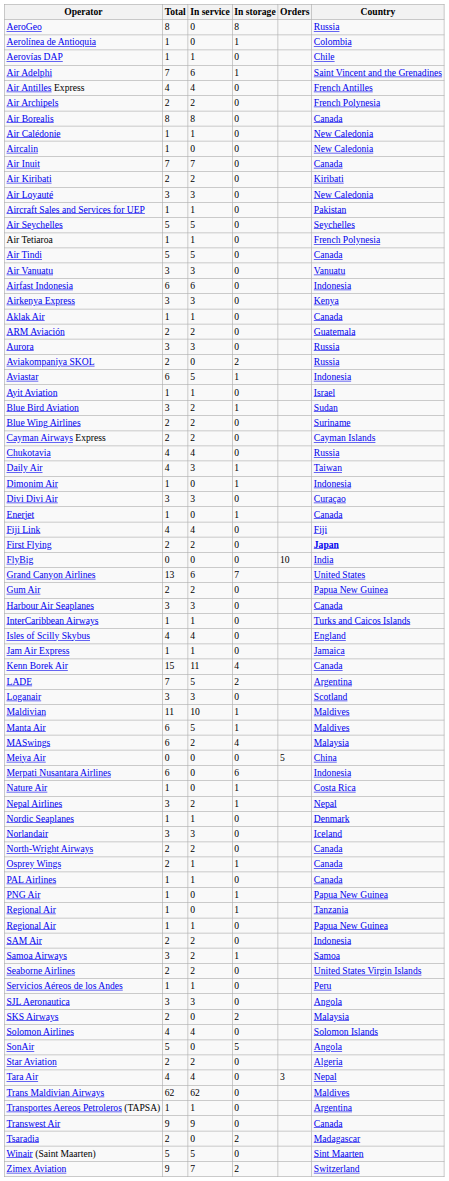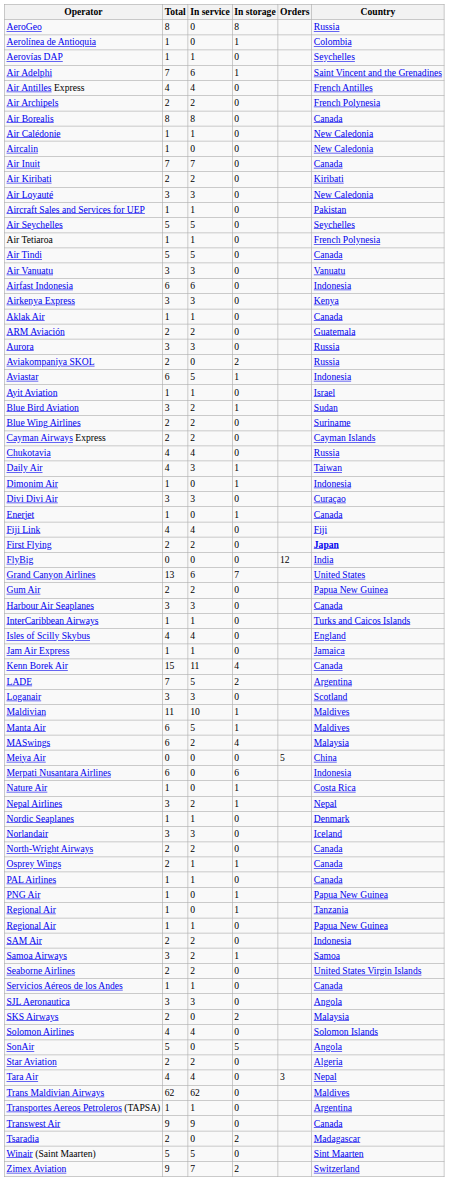(324, 57) Chile -> (334, 57) Seychelles
(285, 560) 10 -> (285, 560) 12
(323, 986) Peru -> (328, 986) Canada
